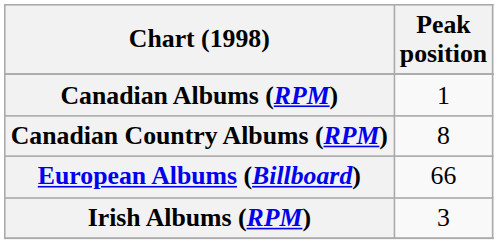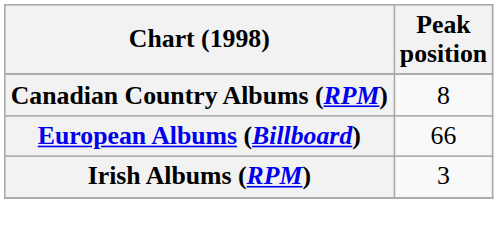- row: (199, 94)
